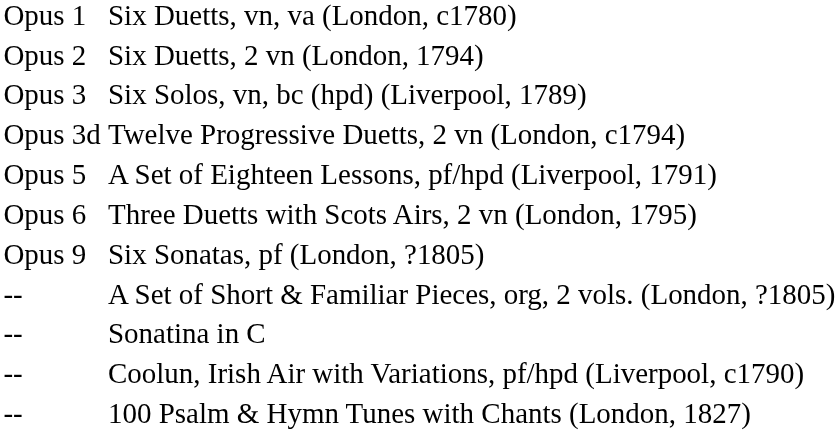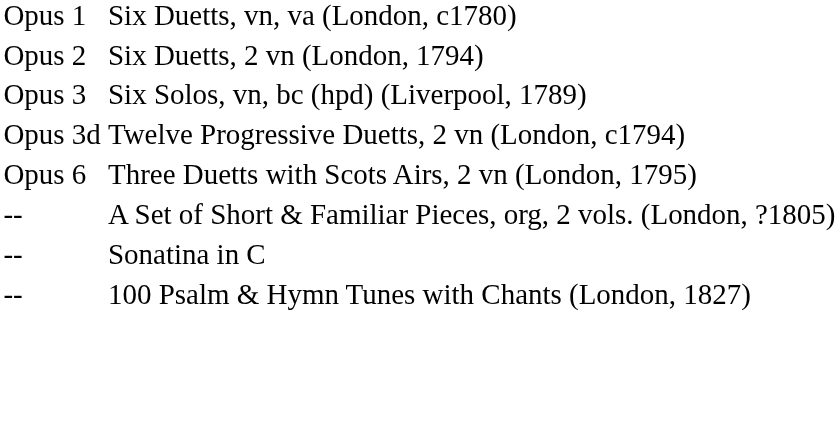- row: (412, 174)
- row: (296, 254)
- row: (456, 373)
